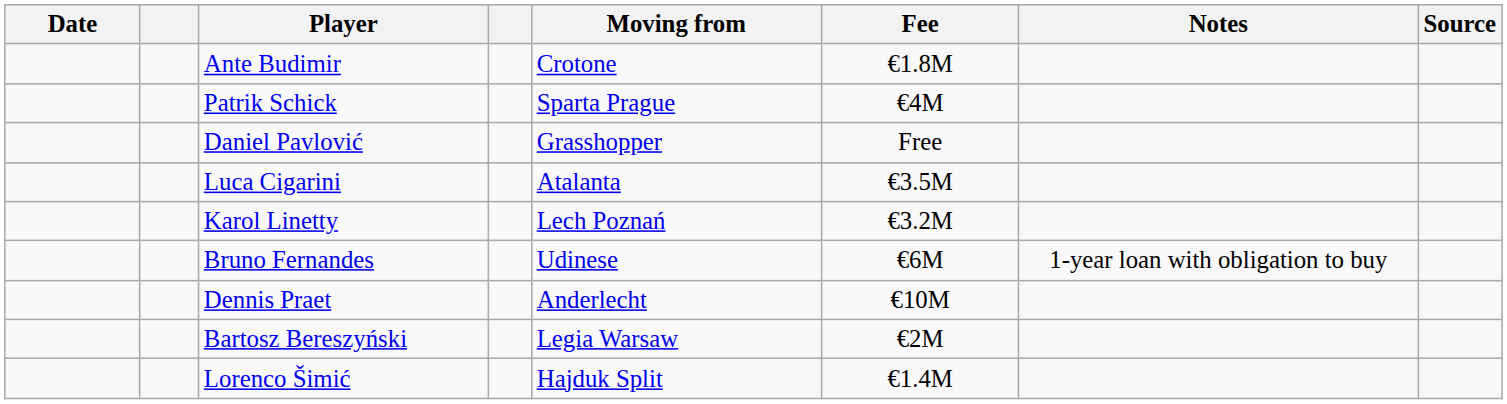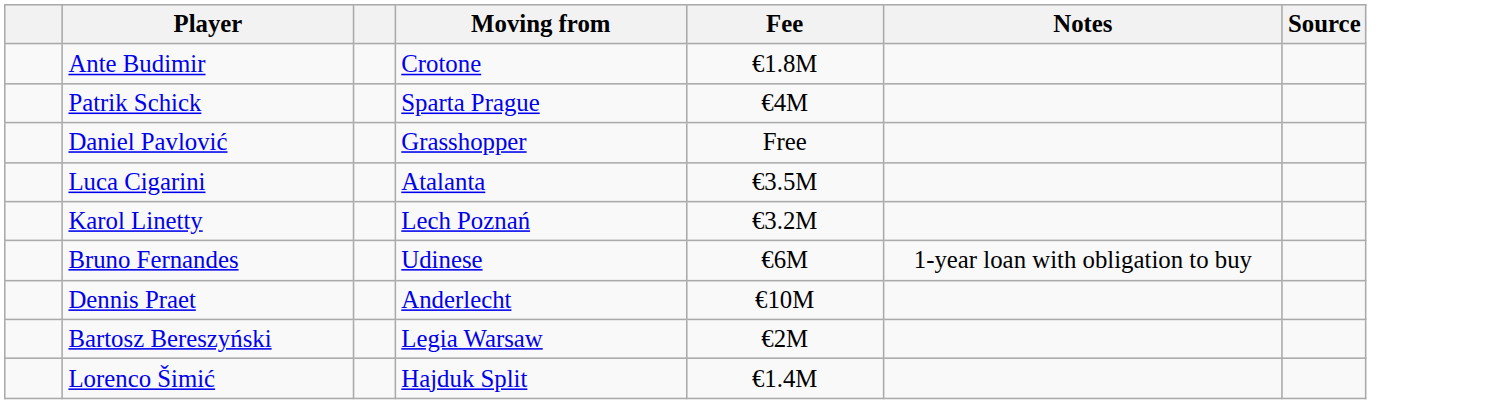- column: (72, 24)
